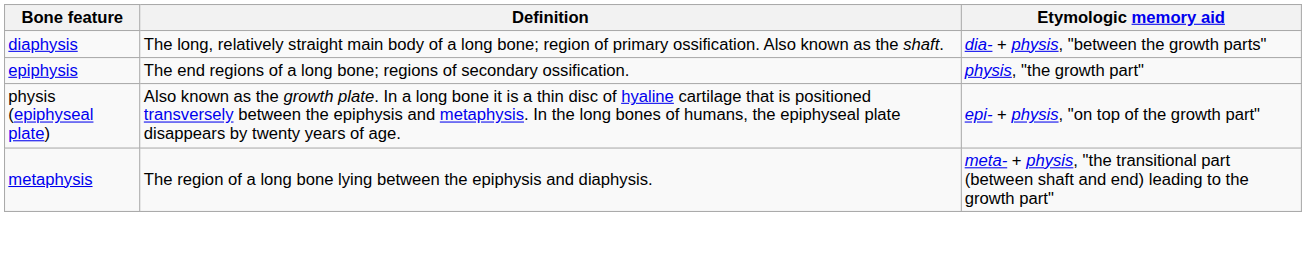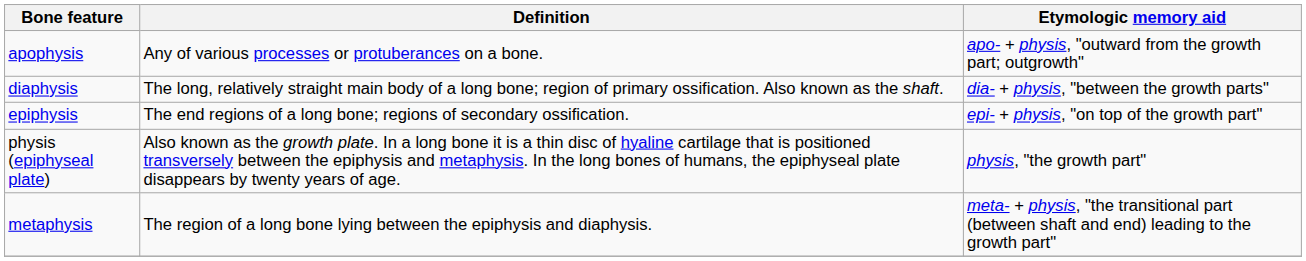+ row: (46, 53)
(1054, 70) physis, "the growth part" -> (1115, 115) epi- + physis, "on top of the growth part"
(1112, 115) epi- + physis, "on top of the growth part" -> (1057, 160) physis, "the growth part"
